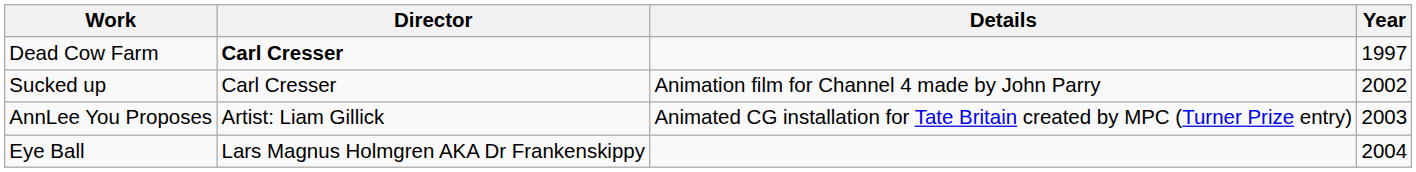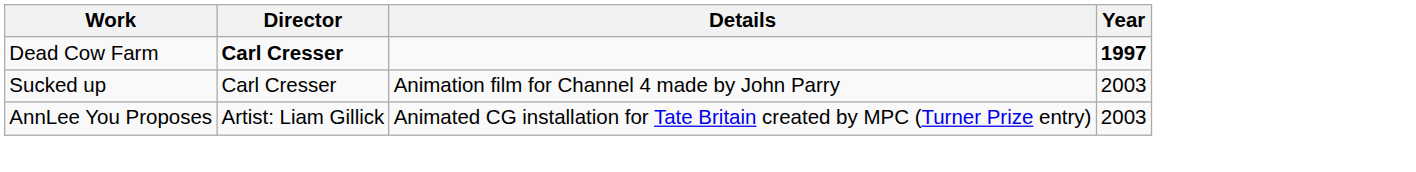(1384, 53) normal -> (1124, 53) bold
(1384, 85) 2002 -> (1124, 85) 2003
- row: (47, 150)
